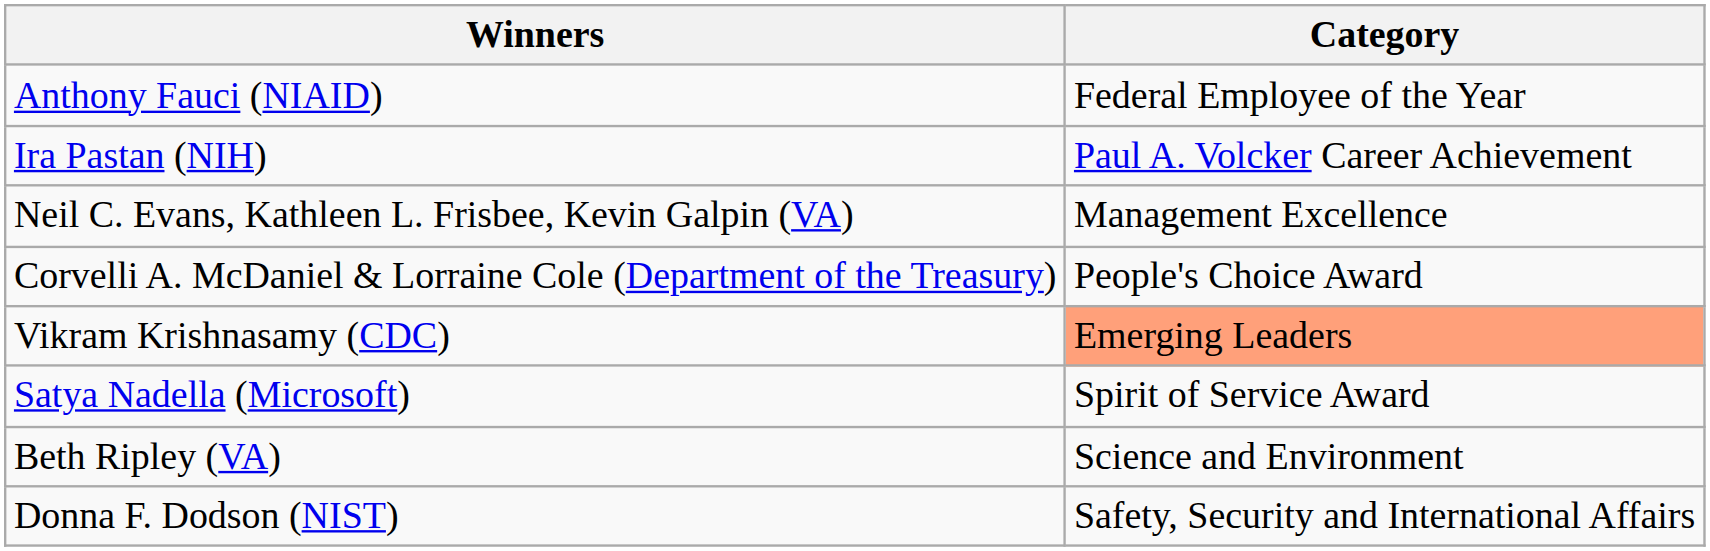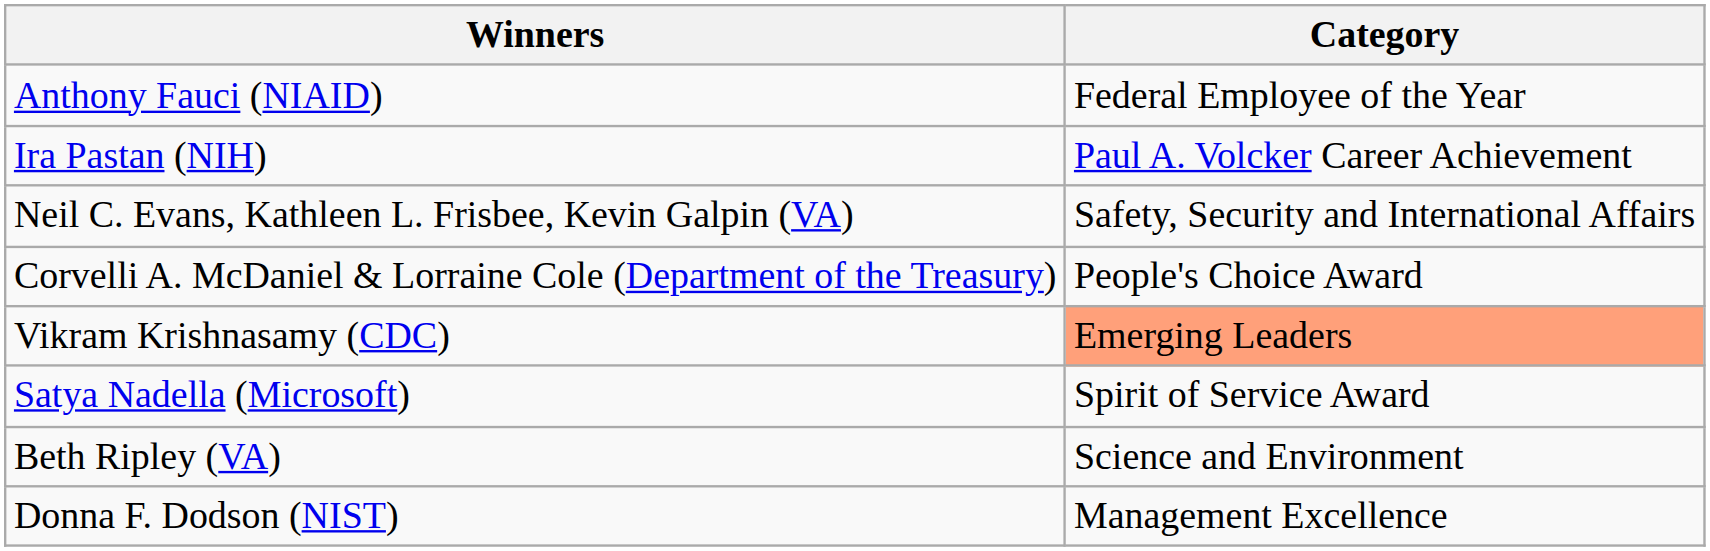(1261, 214) Management Excellence -> (1385, 214) Safety, Security and International Affairs
(1385, 515) Safety, Security and International Affairs -> (1261, 515) Management Excellence
